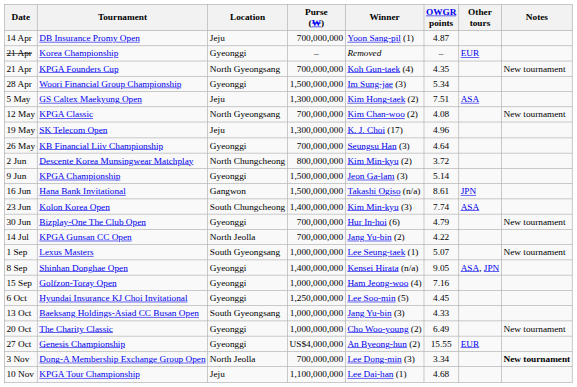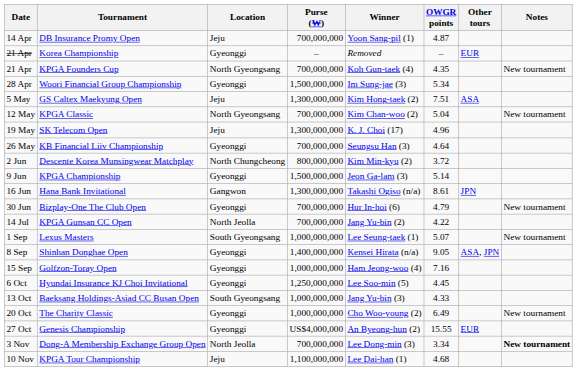(441, 115) 4.08 -> (441, 115) 5.04
(316, 191) 1,500,000,000 -> (316, 191) 1,300,000,000
- row: (75, 206)
